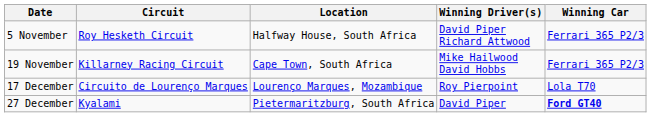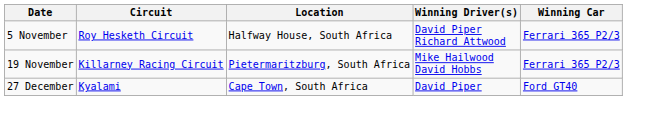(322, 64) Cape Town, South Africa -> (319, 64) Pietermaritzburg, South Africa
- row: (40, 87)
(344, 104) Pietermaritzburg, South Africa -> (298, 87) Cape Town, South Africa
(574, 104) bold -> (550, 87) normal
